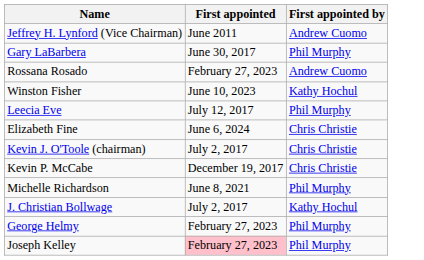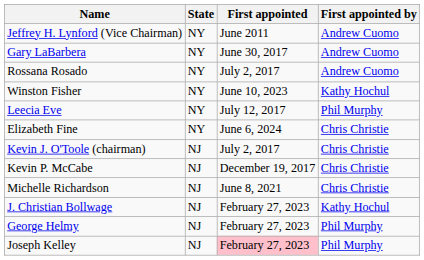+ column: (201, 14)
(320, 52) Phil Murphy -> (360, 52) Andrew Cuomo
(233, 71) February 27, 2023 -> (250, 71) July 2, 2017
(320, 187) Phil Murphy -> (355, 187) Chris Christie
(218, 206) July 2, 2017 -> (264, 206) February 27, 2023
